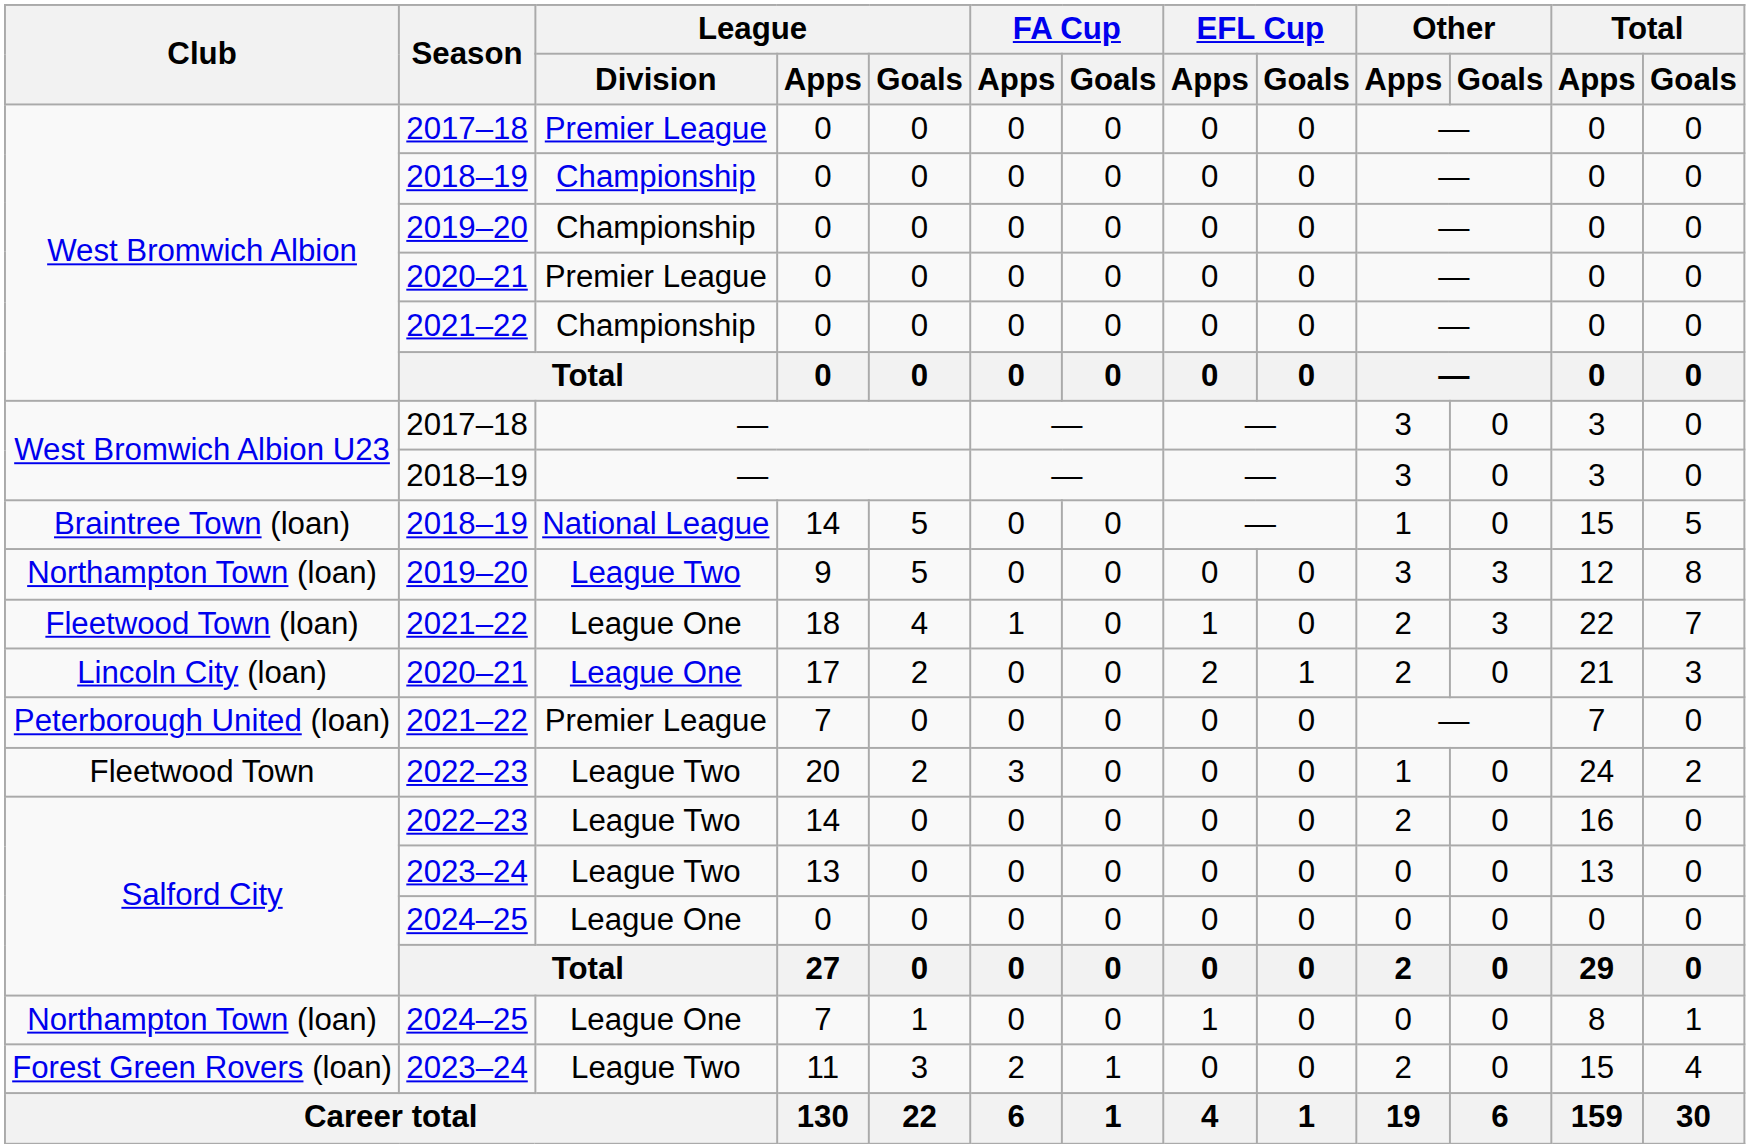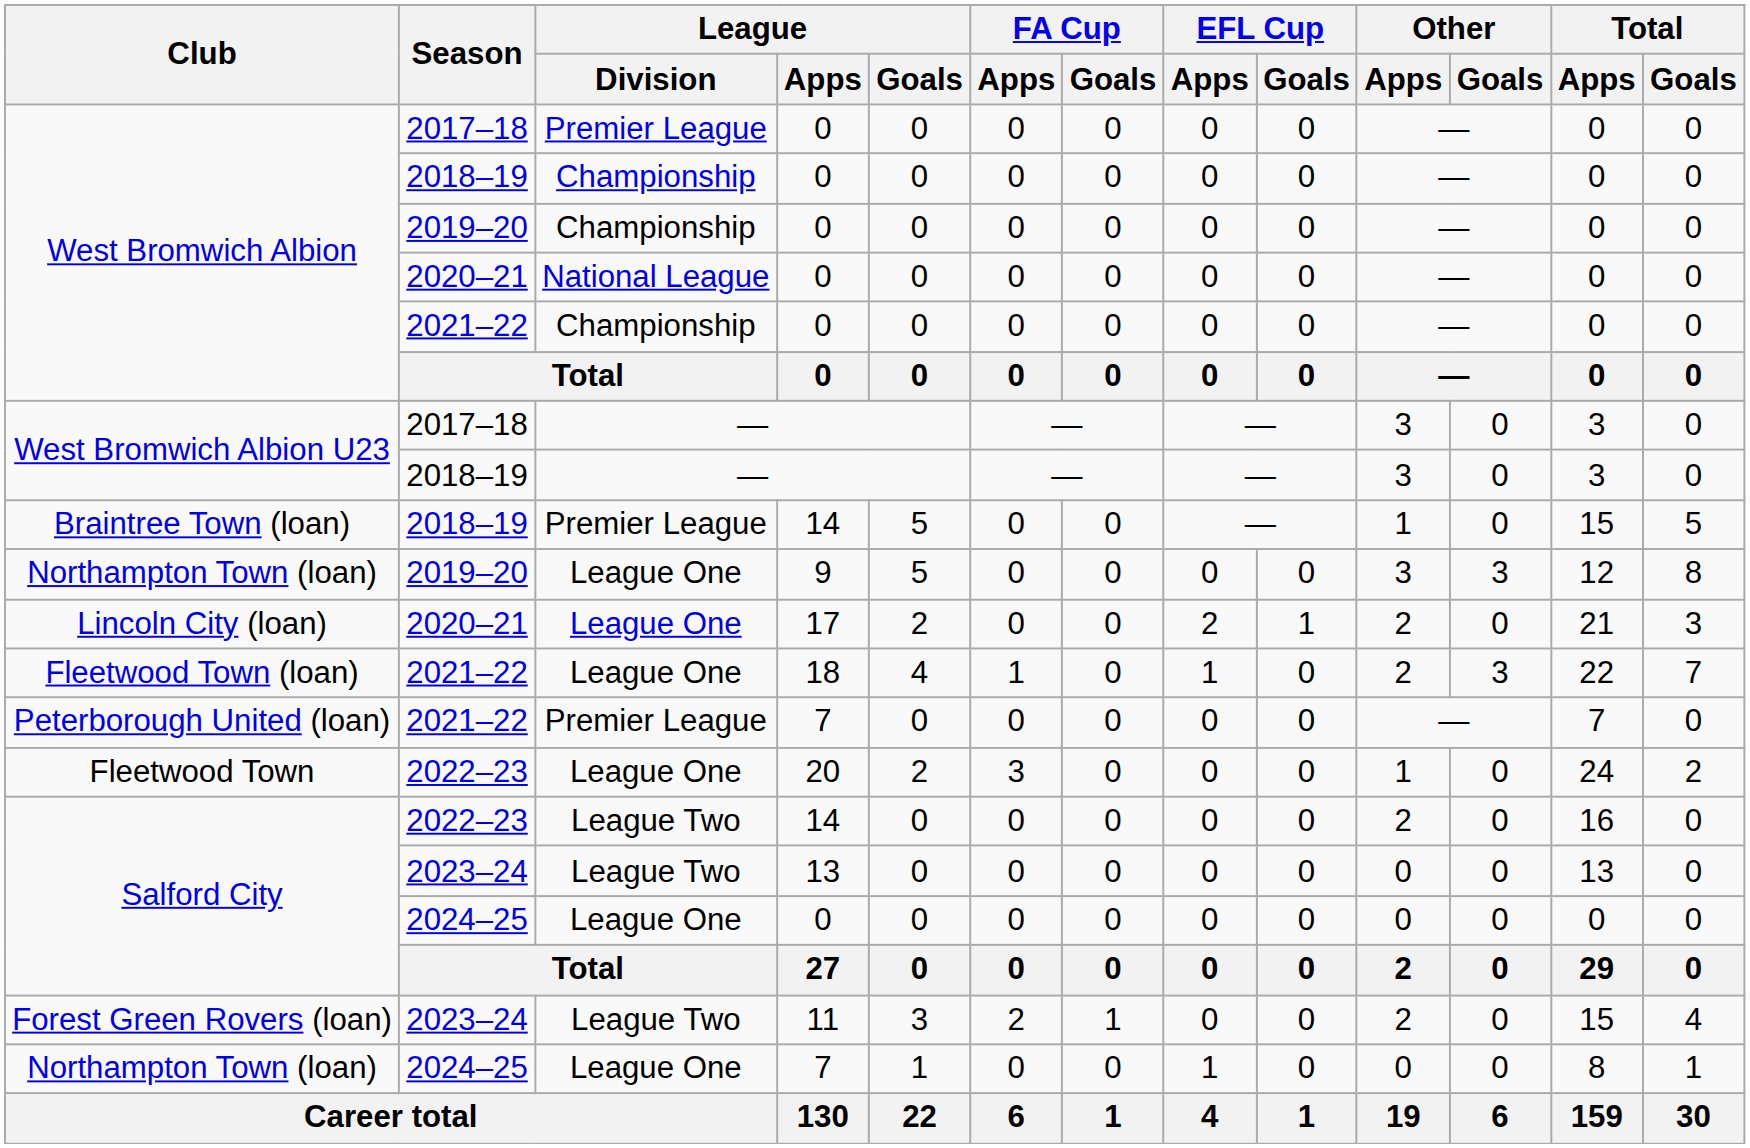(656, 276) Premier League -> (656, 276) National League
(656, 524) National League -> (656, 524) Premier League
(656, 573) League Two -> (656, 573) League One
rows swapped: (202, 672) <-> (202, 623)
(656, 771) League Two -> (656, 771) League One
rows swapped: (202, 1068) <-> (202, 1018)
